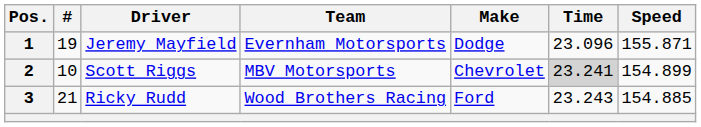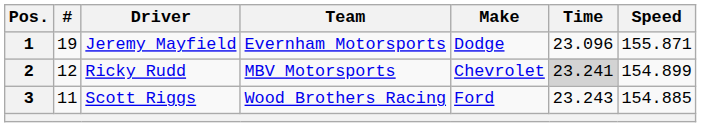(67, 73) 10 -> (67, 73) 12
(141, 73) Scott Riggs -> (136, 73) Ricky Rudd
(67, 100) 21 -> (67, 100) 11
(136, 100) Ricky Rudd -> (141, 100) Scott Riggs
